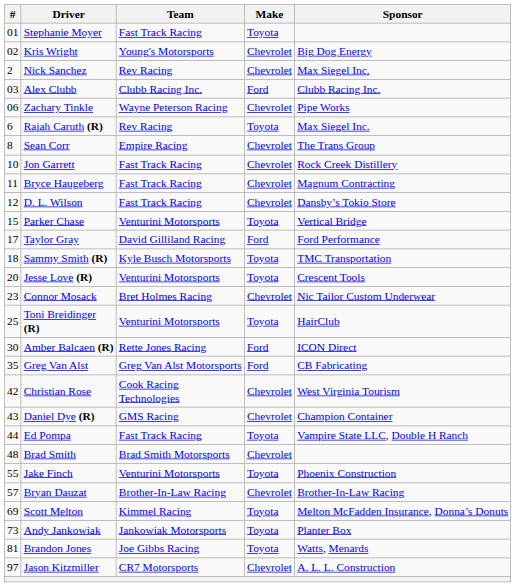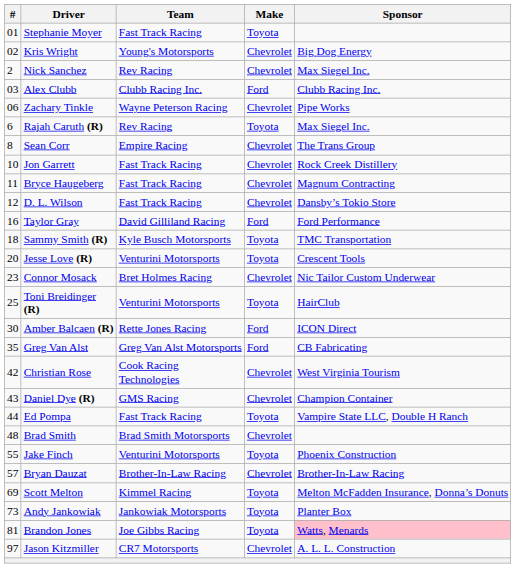- row: (54, 220)
(13, 239) 17 -> (13, 220) 16
(333, 548) no background -> (333, 529) pink background
